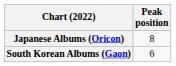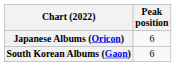(152, 38) 8 -> (152, 38) 6
